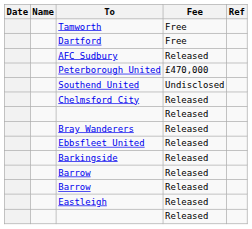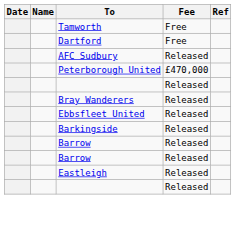- row: (99, 85)
- row: (99, 99)
